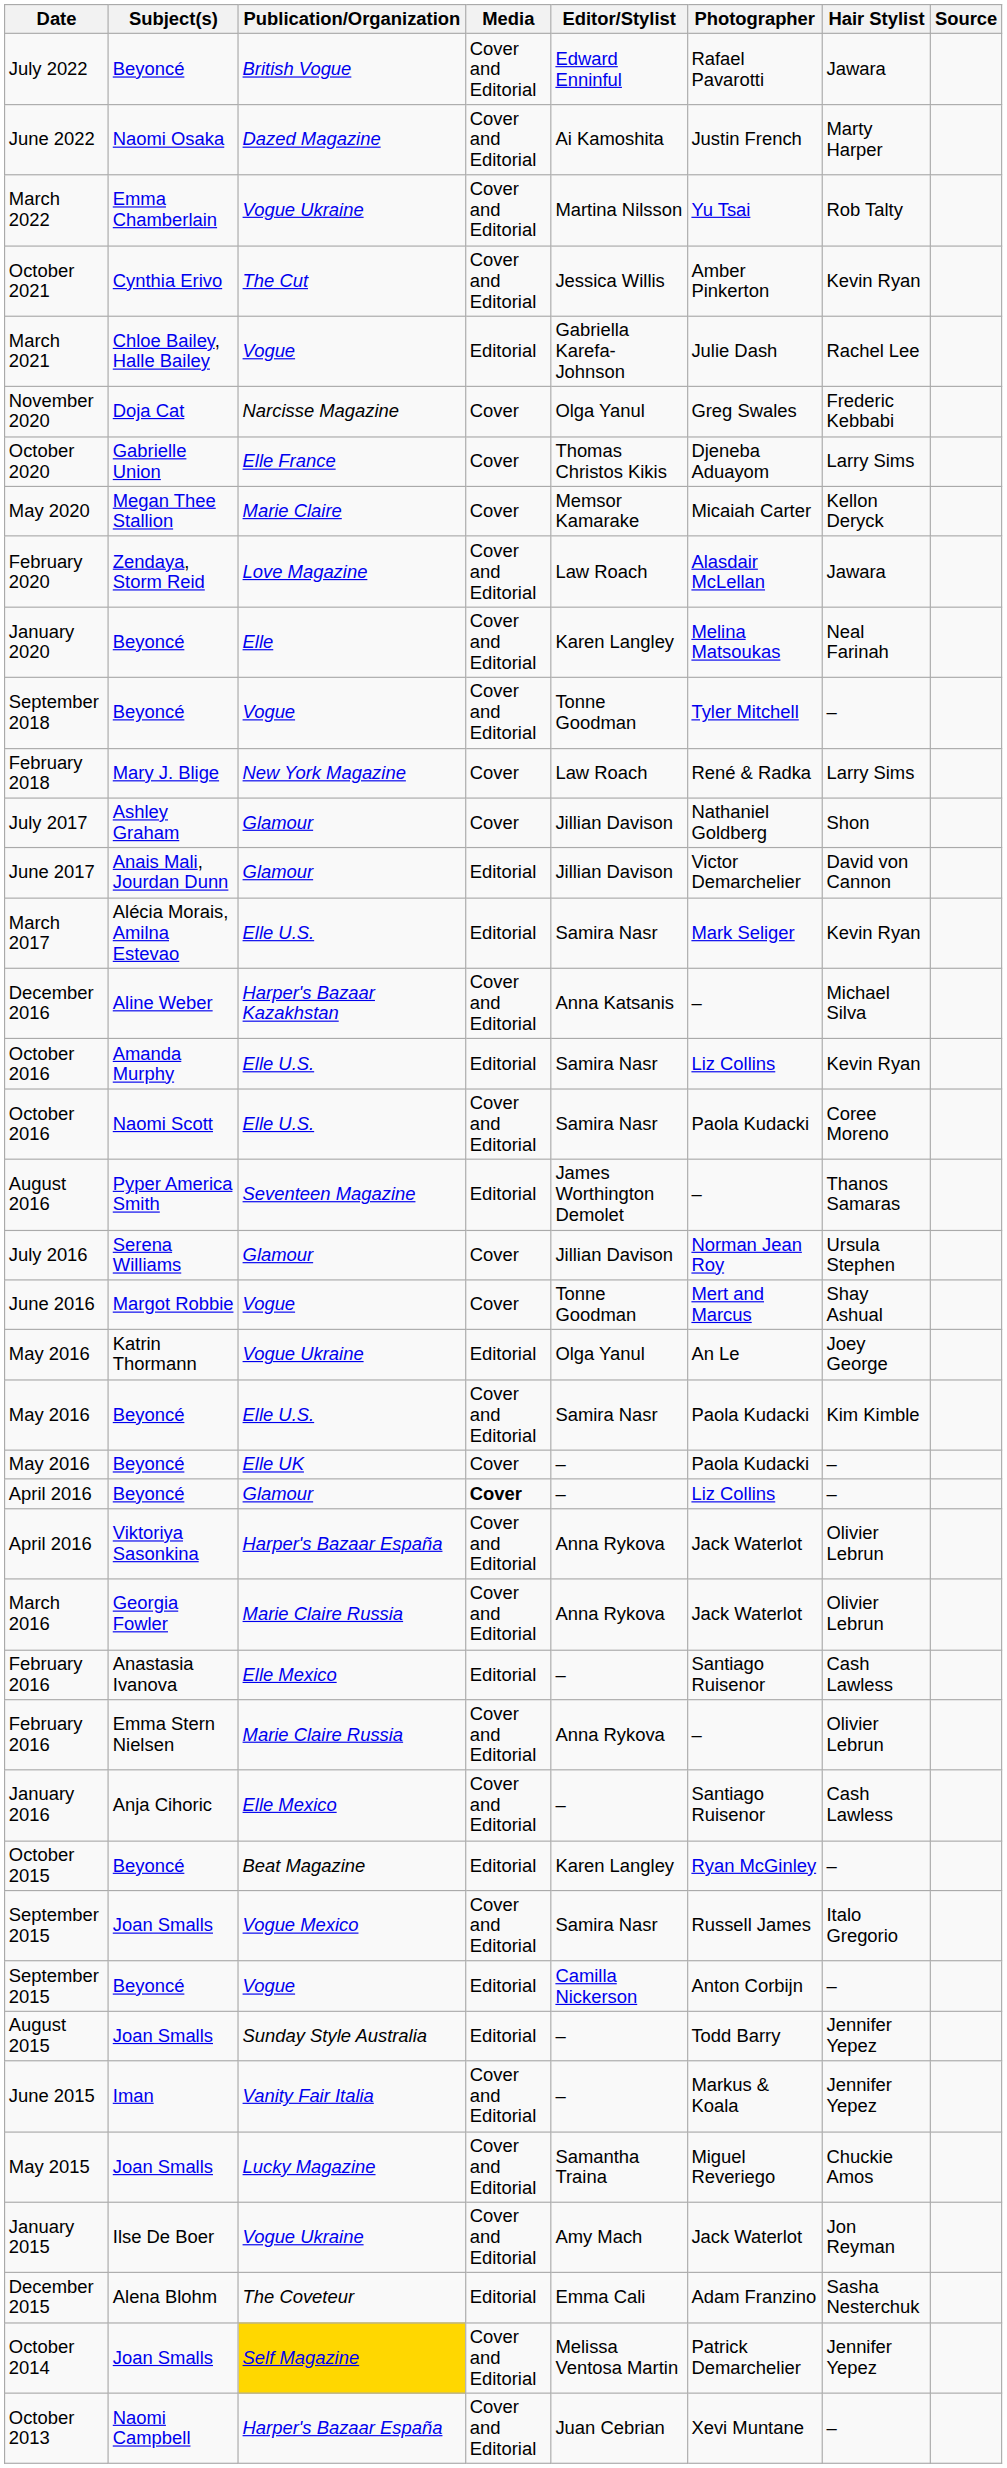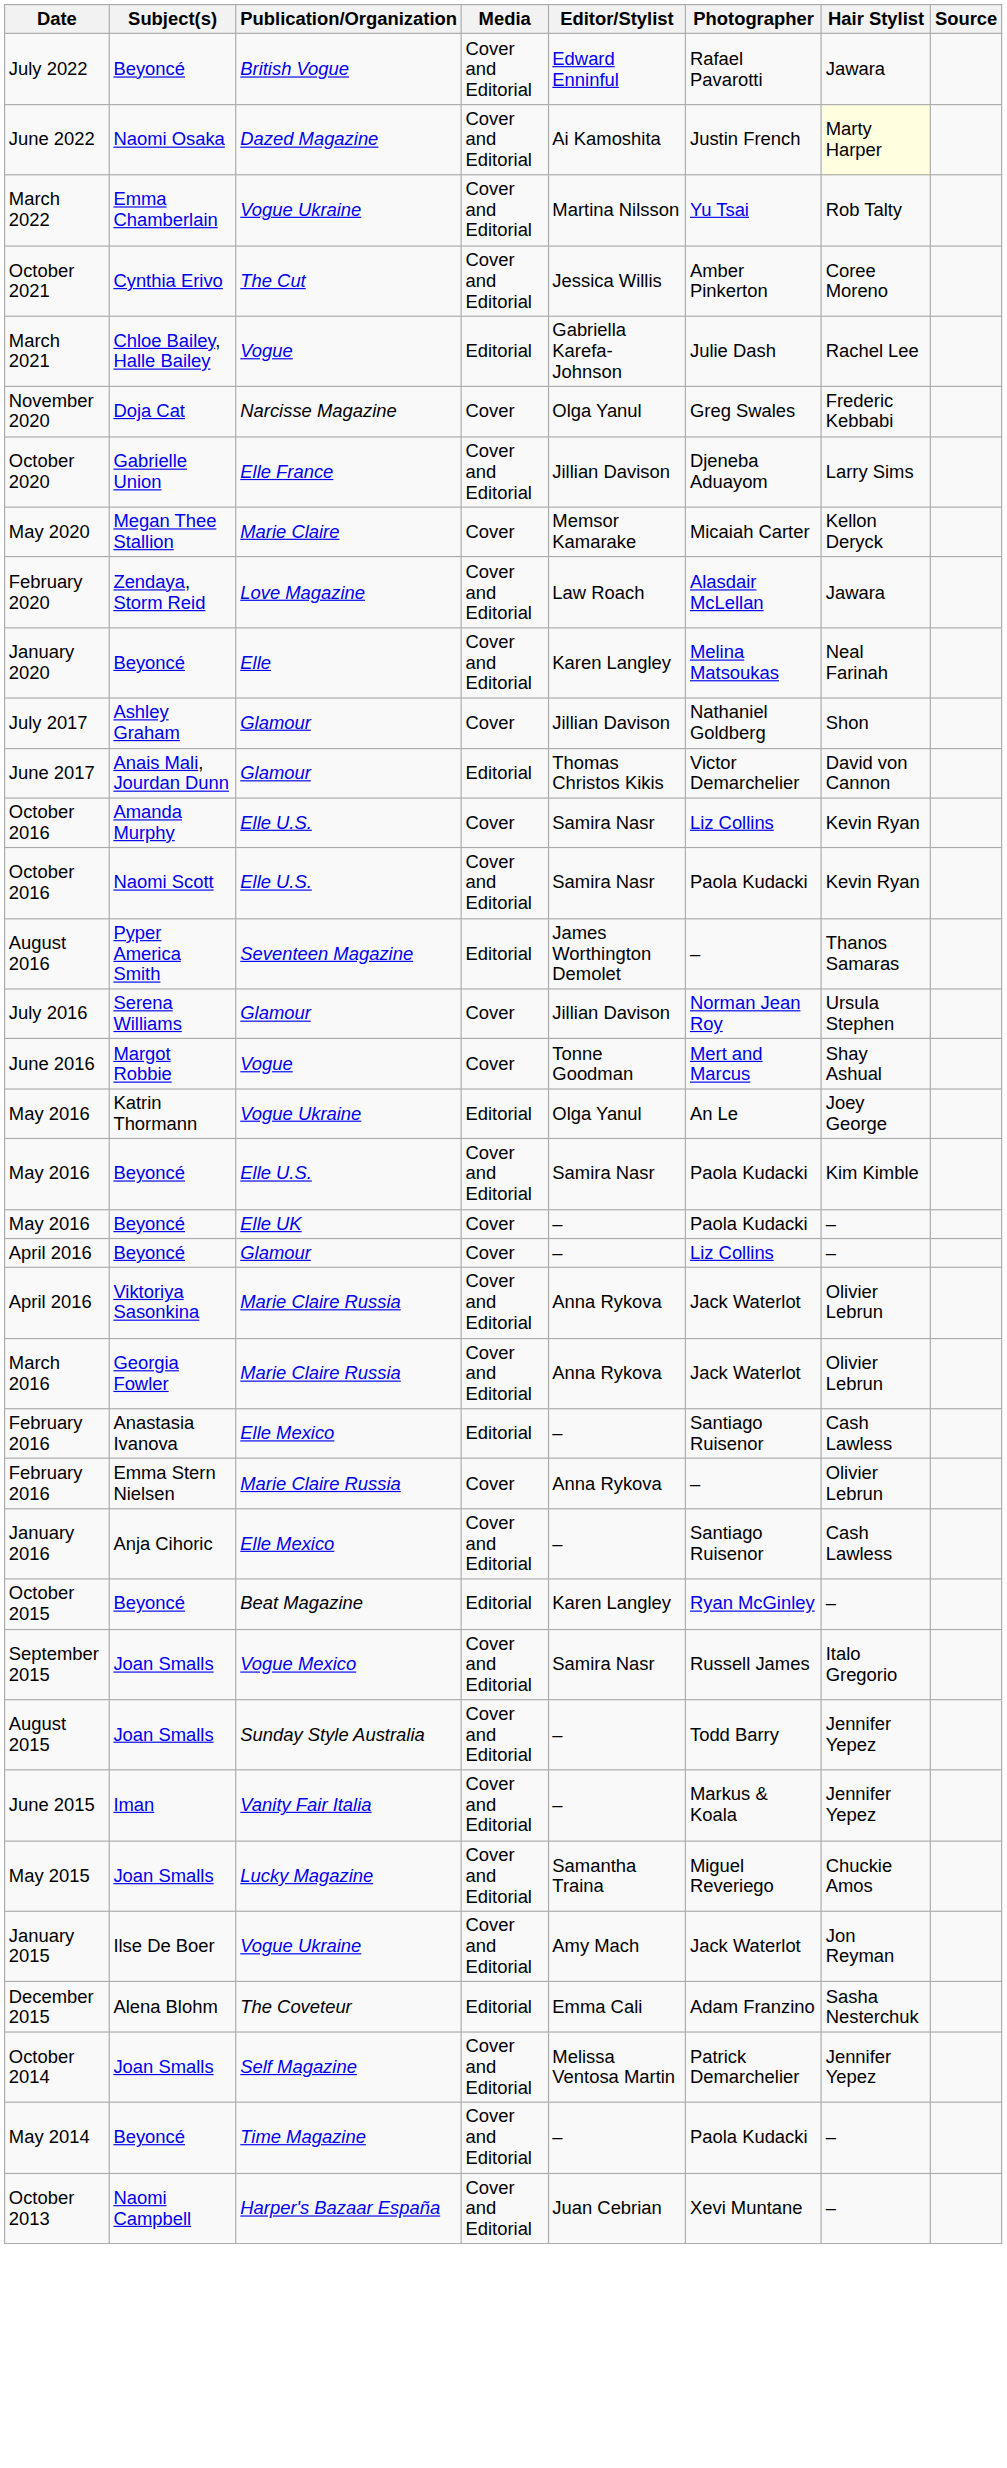(855, 139) no background -> (854, 139) lightyellow background
(874, 280) Kevin Ryan -> (857, 280) Coree Moreno
(494, 461) Cover -> (499, 471) Cover and Editorial
(611, 461) Thomas Christos Kikis -> (611, 471) Jillian Davison
- row: (54, 712)
- row: (46, 772)
(614, 872) Jillian Davison -> (608, 772) Thomas Christos Kikis
- row: (34, 932)
- row: (51, 1003)
(503, 1063) Editorial -> (490, 822) Cover
(858, 1123) Coree Moreno -> (873, 883) Kevin Ryan
(496, 1493) bold -> (490, 1252) normal
(343, 1543) Harper's Bazaar España -> (321, 1302) Marie Claire Russia
(503, 1734) Cover and Editorial -> (490, 1483) Cover
- row: (54, 1986)
(503, 2035) Editorial -> (499, 1734) Cover and Editorial
(301, 2357) gold background -> (299, 2066) no background
+ row: (49, 2137)
